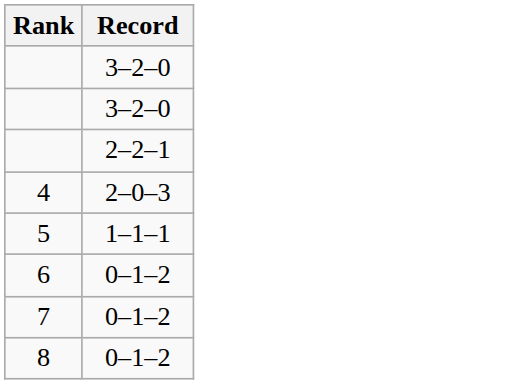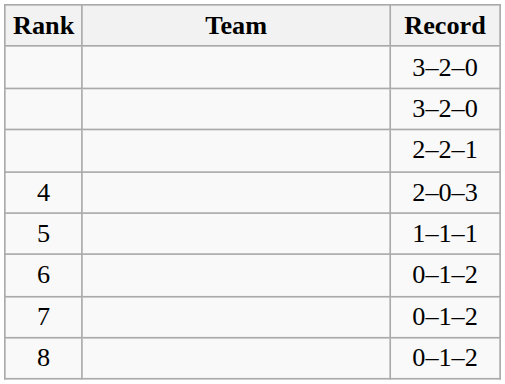+ column: (236, 25)
